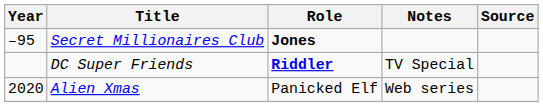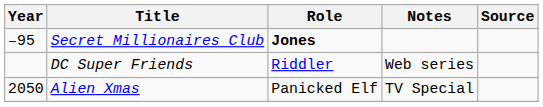(302, 65) bold -> (302, 65) normal
(429, 65) TV Special -> (429, 65) Web series
(26, 89) 2020 -> (26, 89) 2050
(429, 89) Web series -> (429, 89) TV Special
